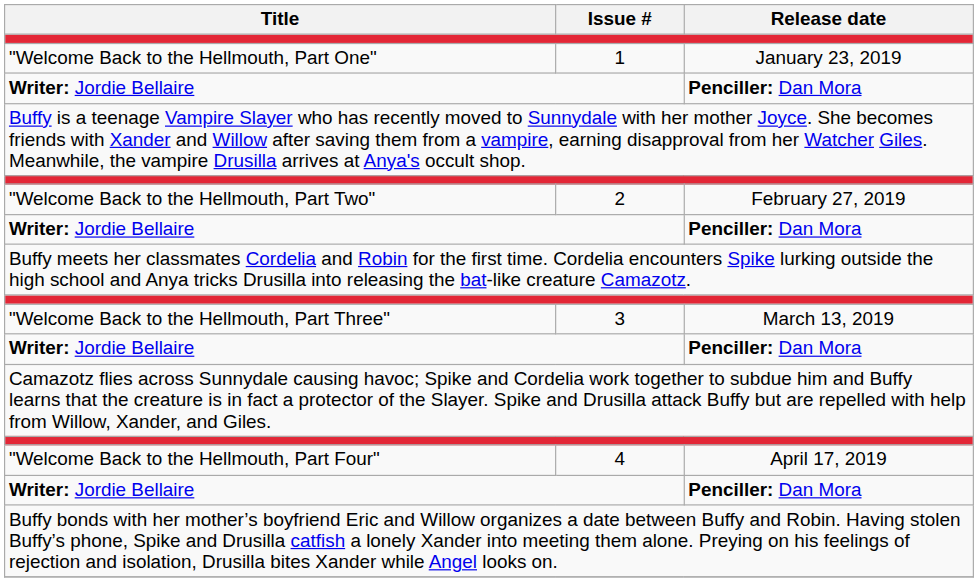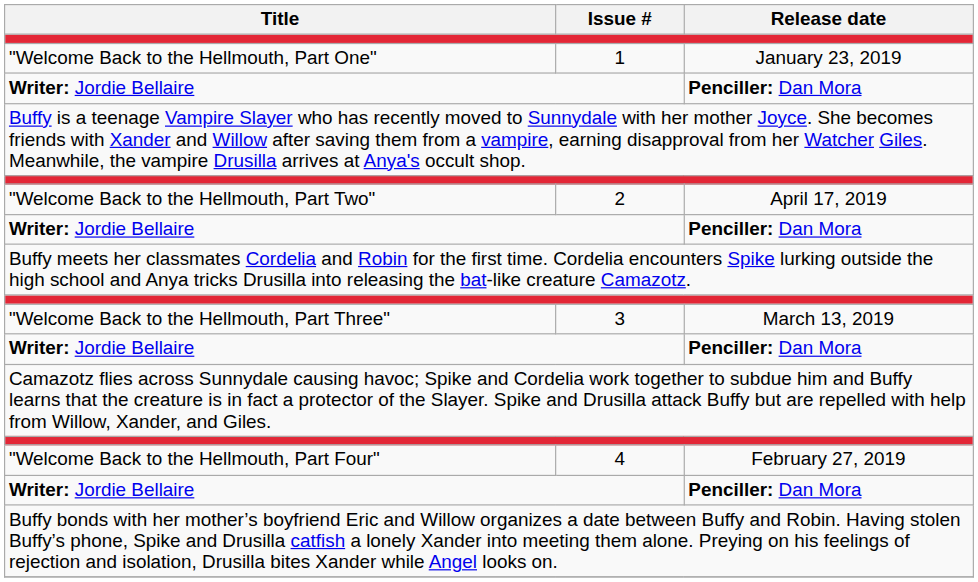(828, 199) February 27, 2019 -> (828, 199) April 17, 2019
(828, 459) April 17, 2019 -> (828, 459) February 27, 2019
